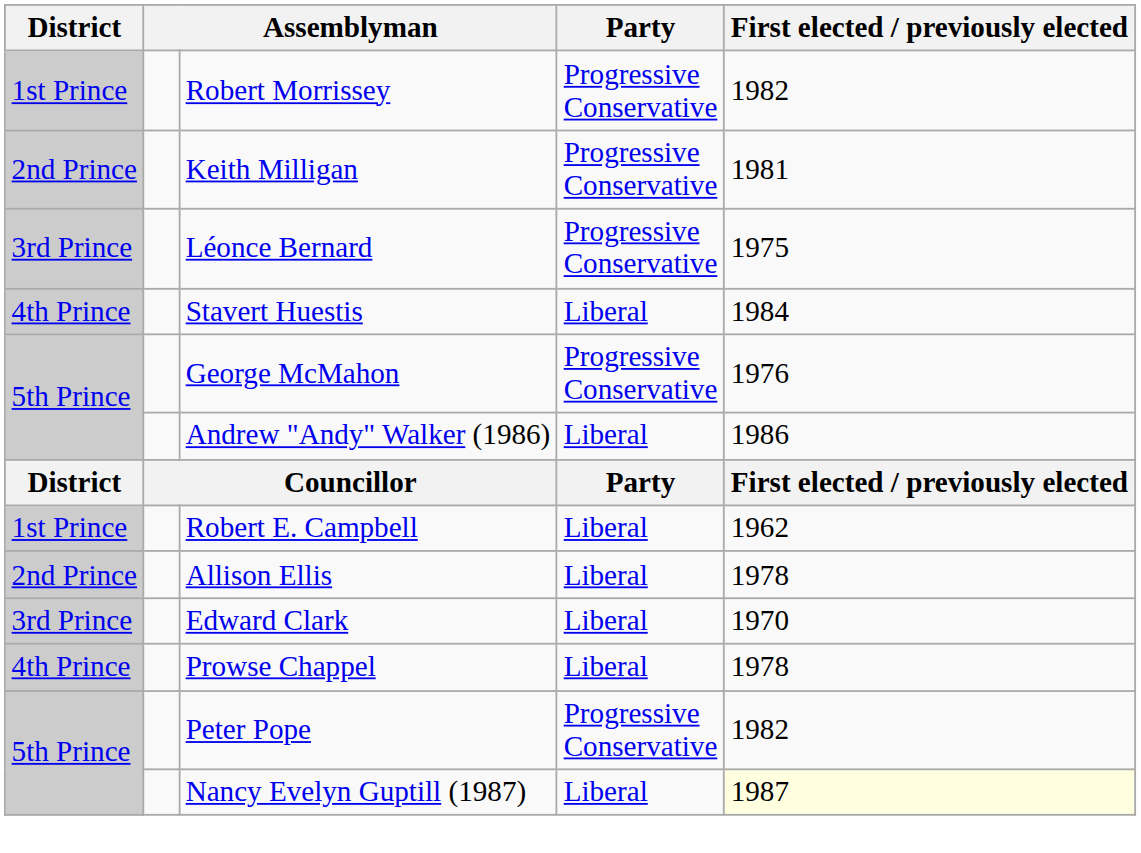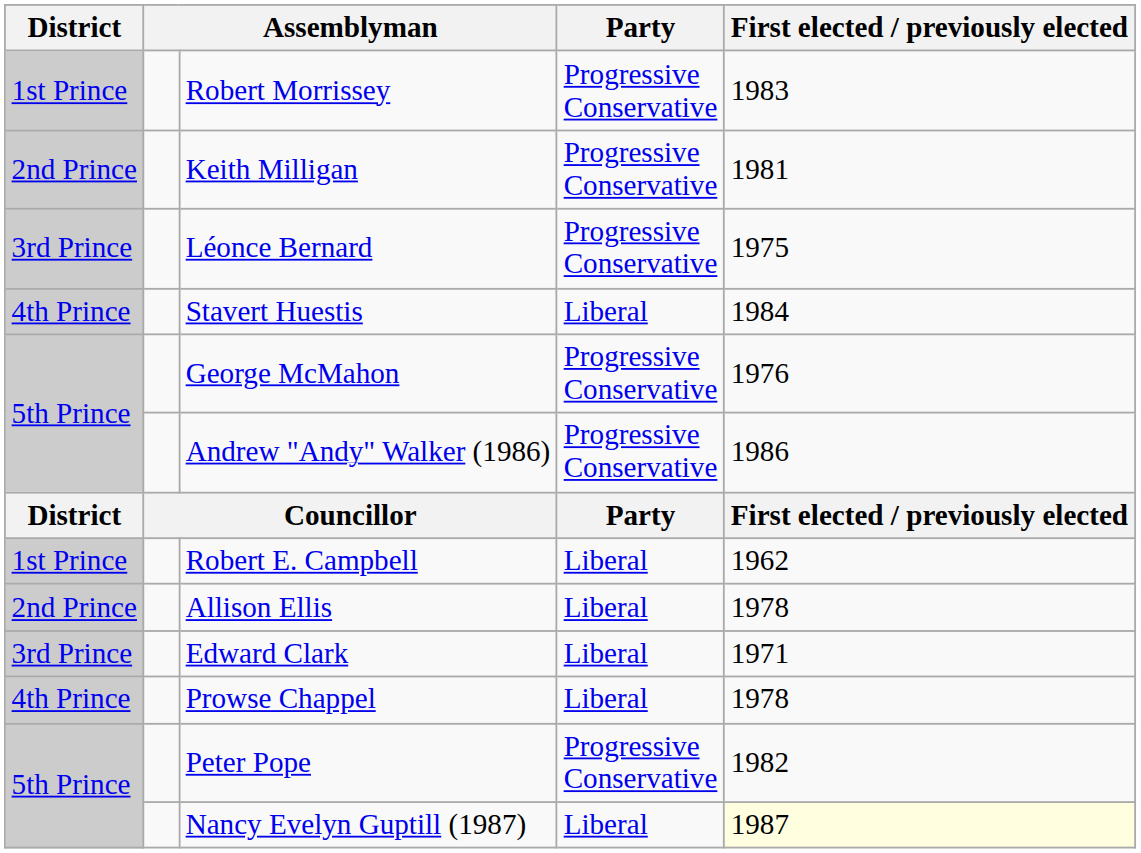(760, 90) 1982 -> (760, 90) 1983
(606, 435) Liberal -> (641, 452) Progressive Conservative
(760, 620) 1970 -> (760, 653) 1971
